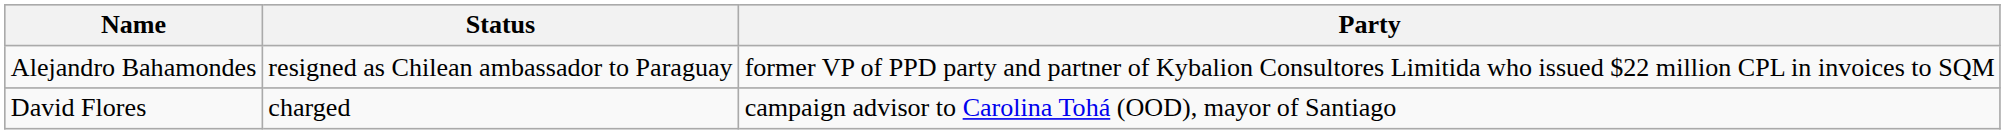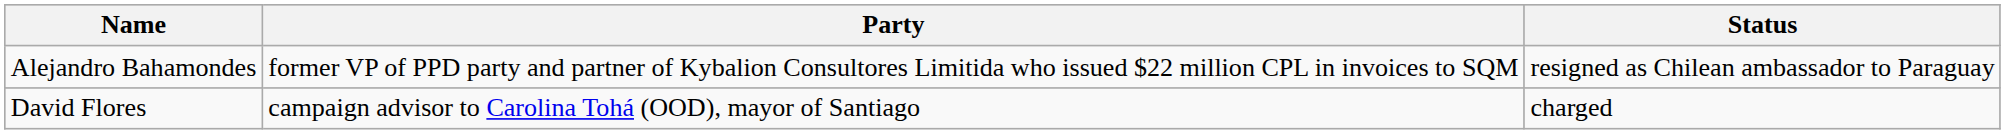columns swapped: (1370, 25) <-> (500, 25)
